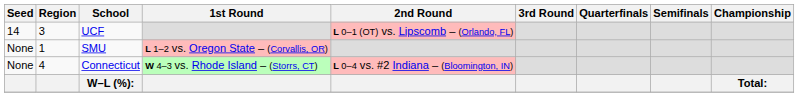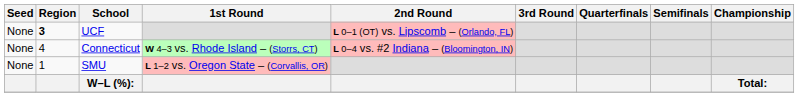(13, 31) 14 -> (20, 31) None
(42, 31) normal -> (42, 31) bold
rows swapped: (94, 49) <-> (111, 66)
